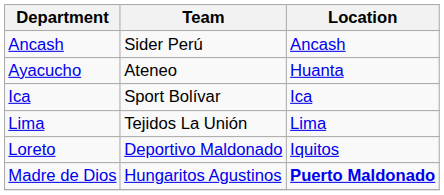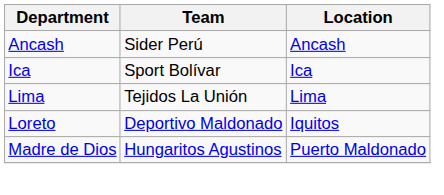- row: (45, 70)
(363, 176) bold -> (358, 149) normal
